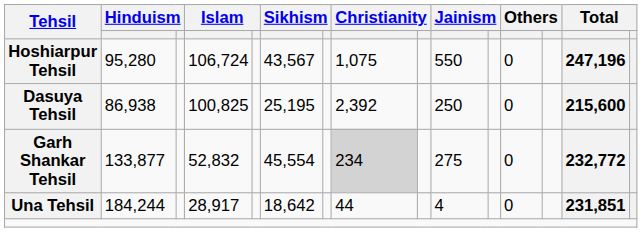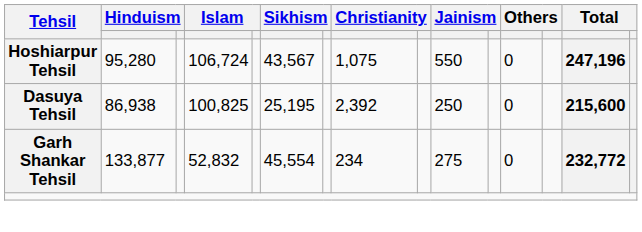(349, 160) lightgrey background -> (349, 160) no background
- row: (53, 205)
